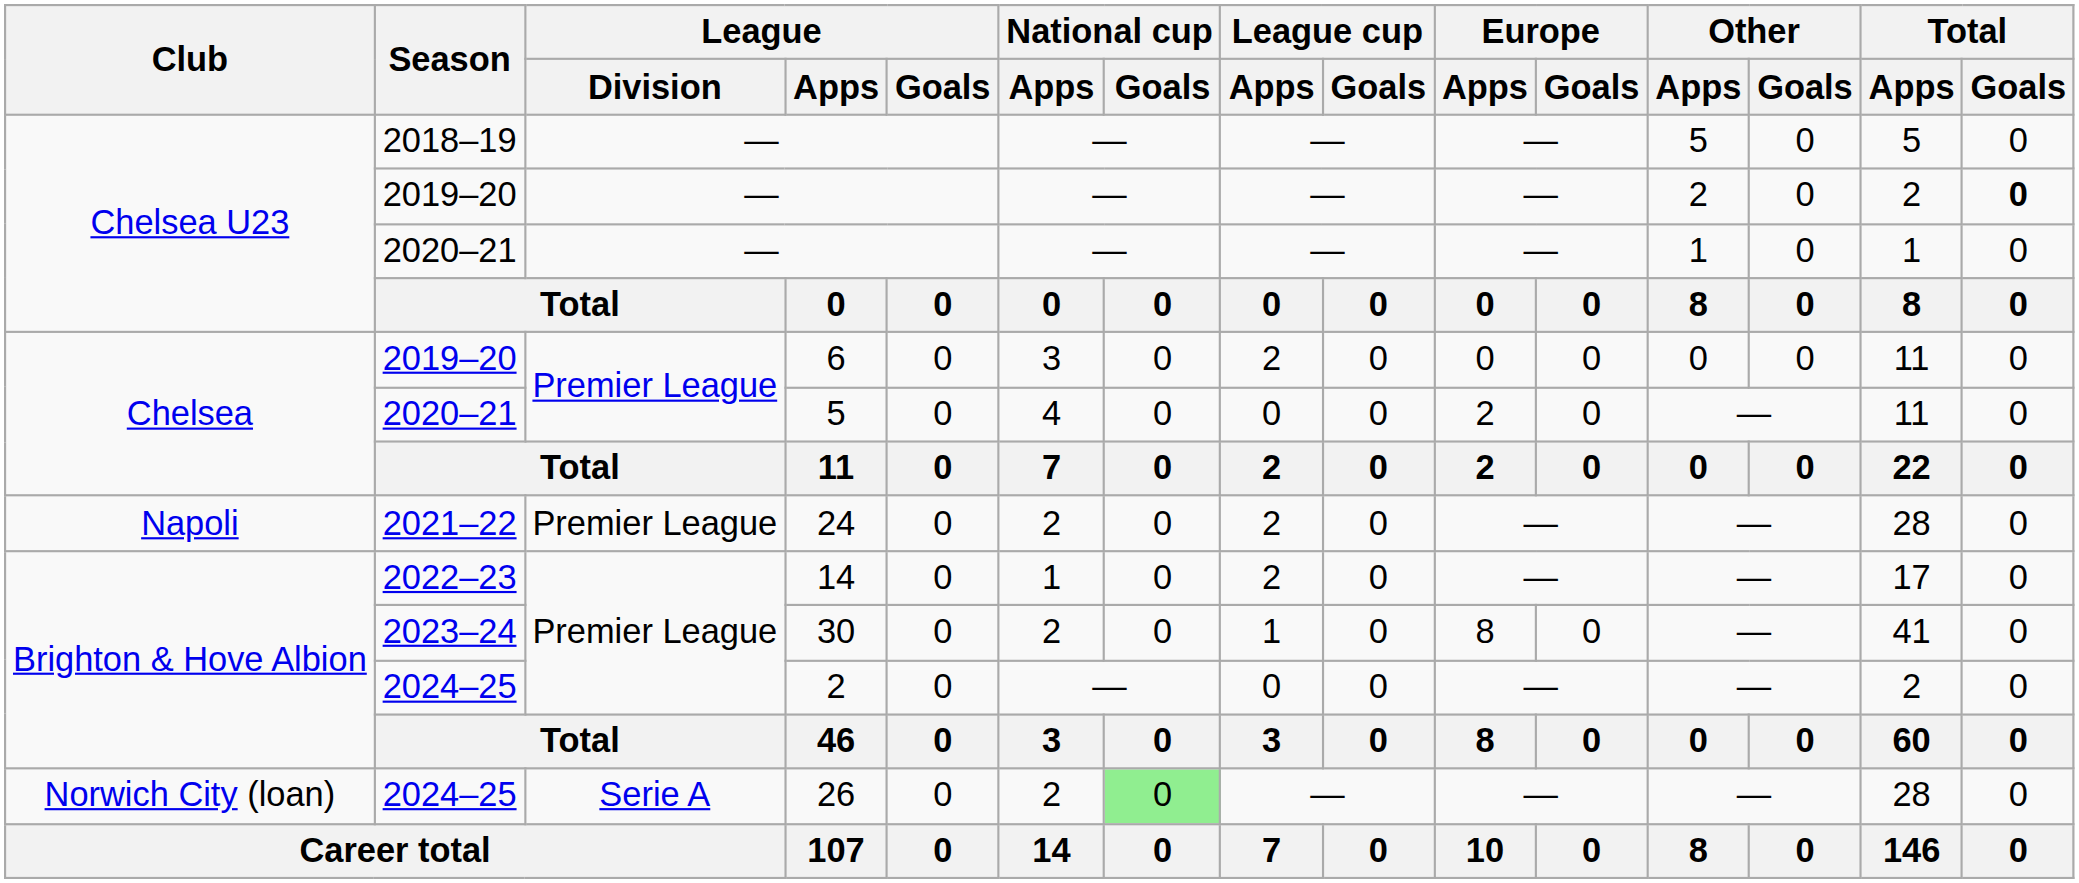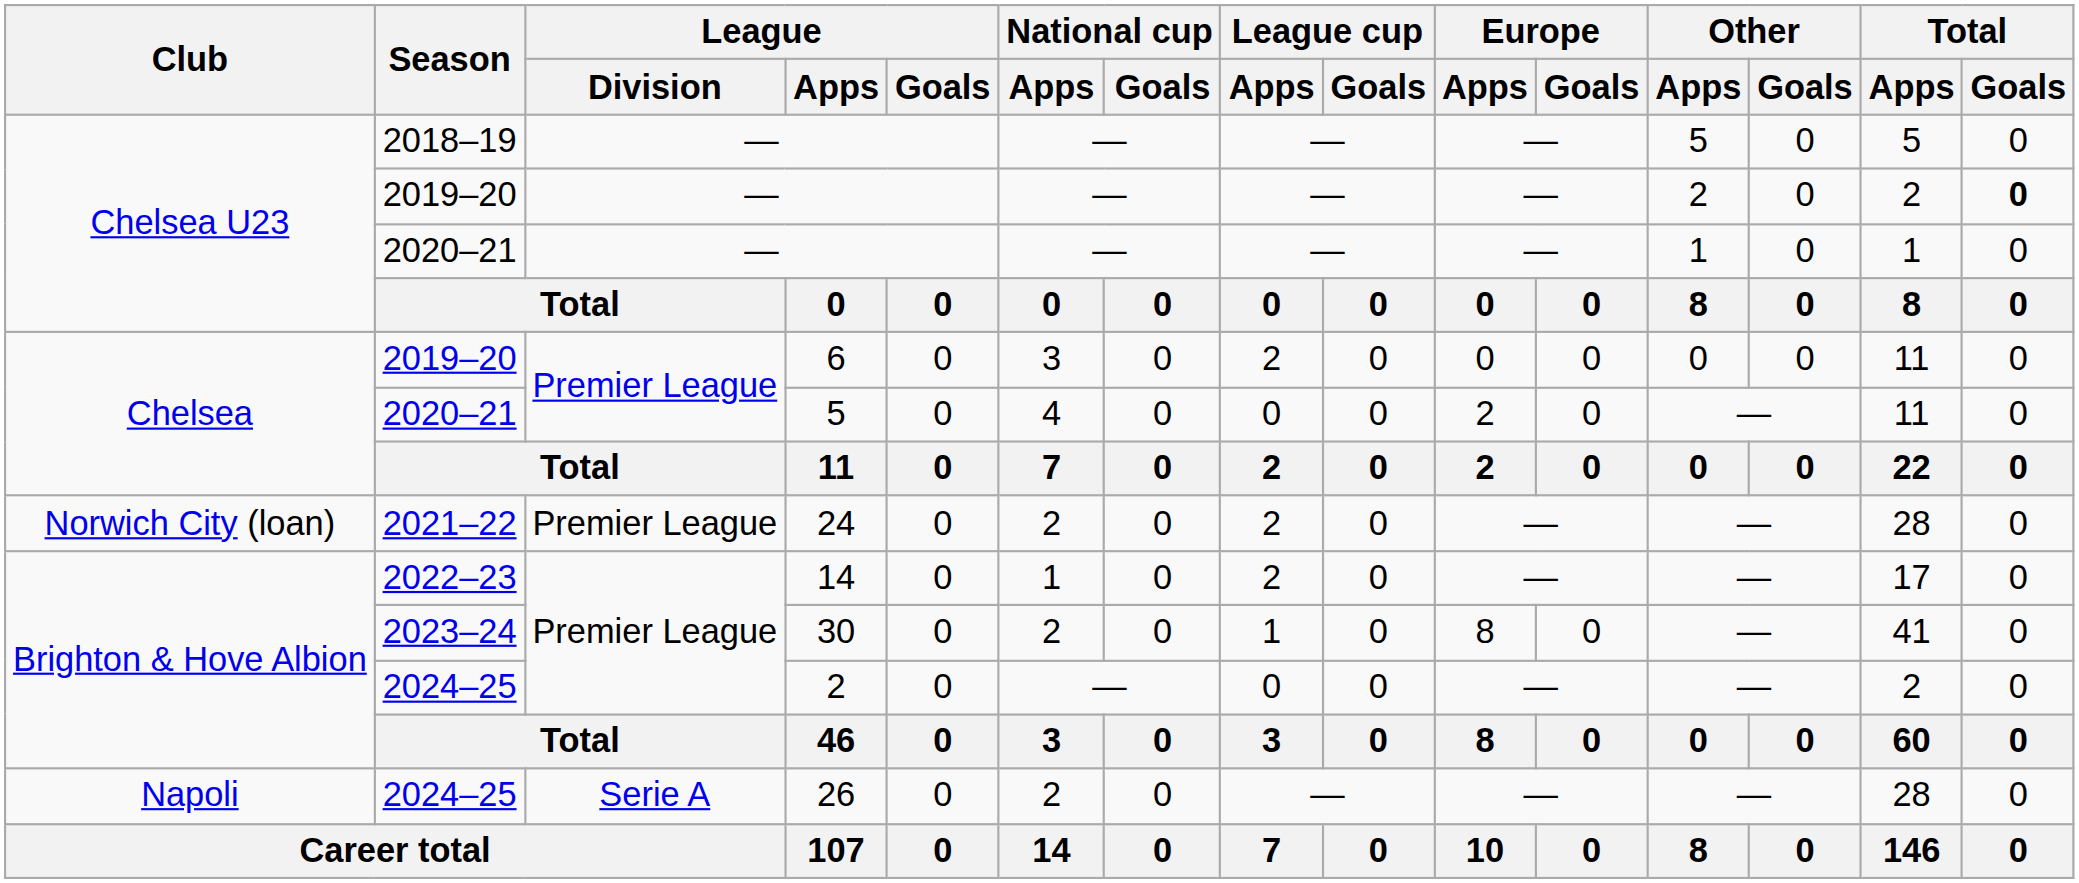(190, 522) Napoli -> (190, 522) Norwich City (loan)
(190, 795) Norwich City (loan) -> (190, 795) Napoli
(1163, 795) lightgreen background -> (1163, 795) no background
